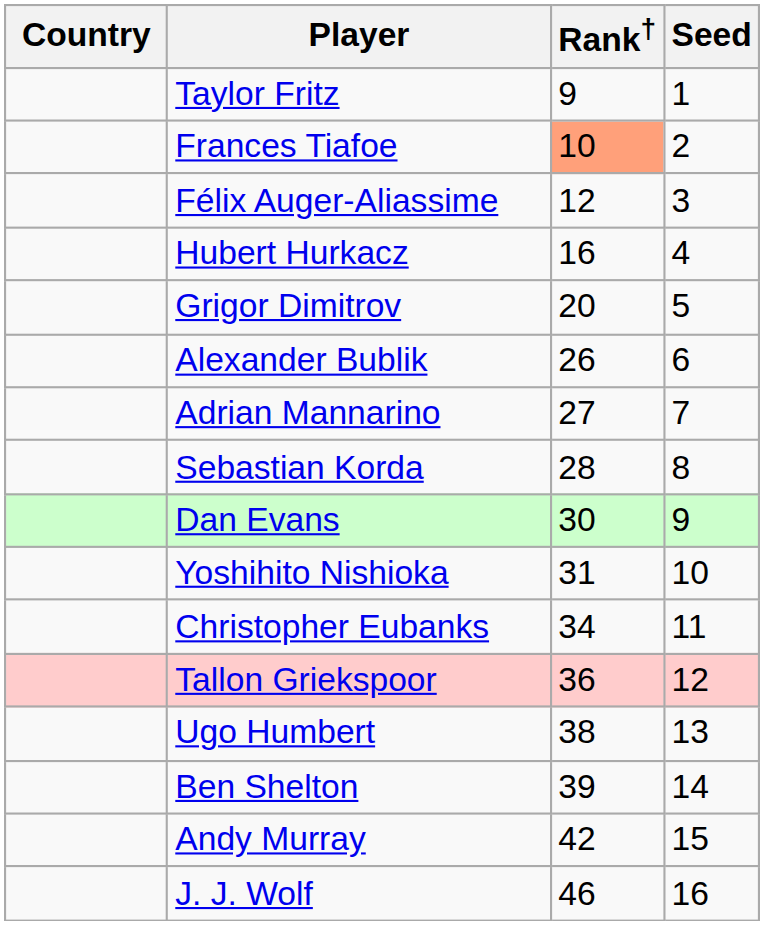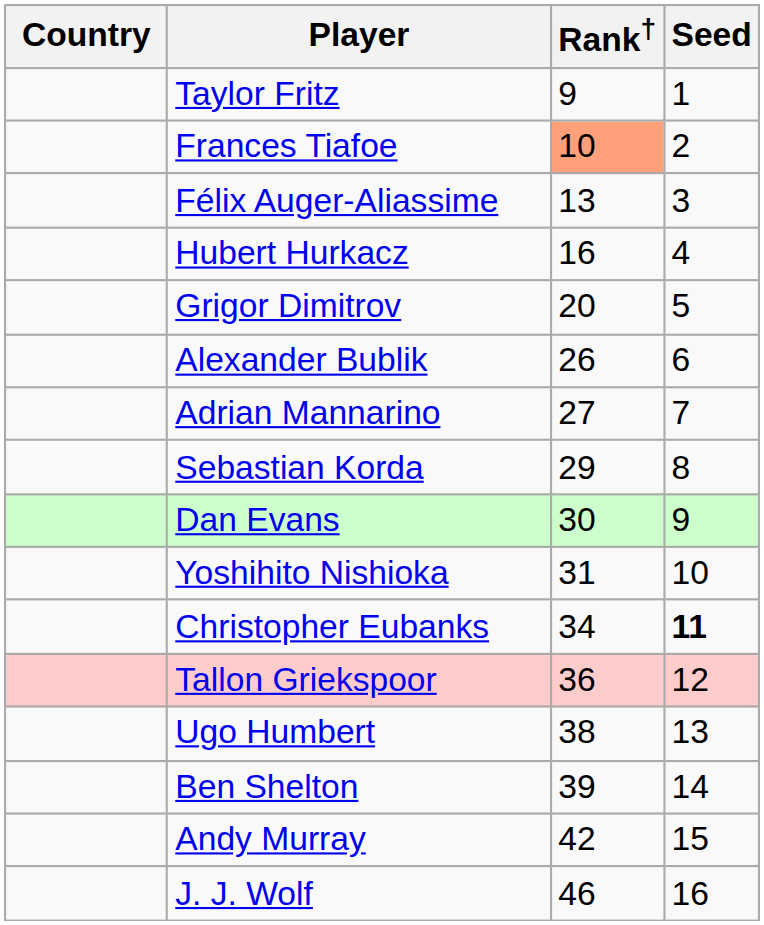(577, 200) 12 -> (577, 200) 13
(577, 466) 28 -> (577, 466) 29
(689, 626) normal -> (689, 626) bold
